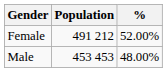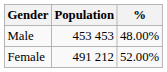rows swapped: (26, 36) <-> (20, 57)
